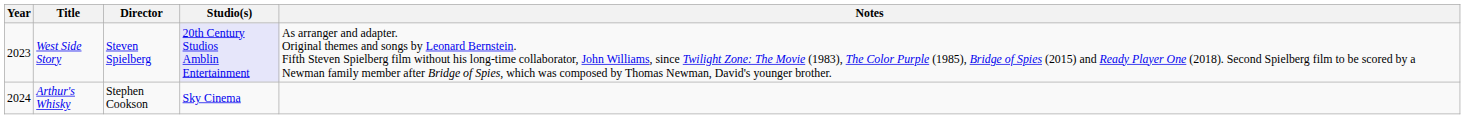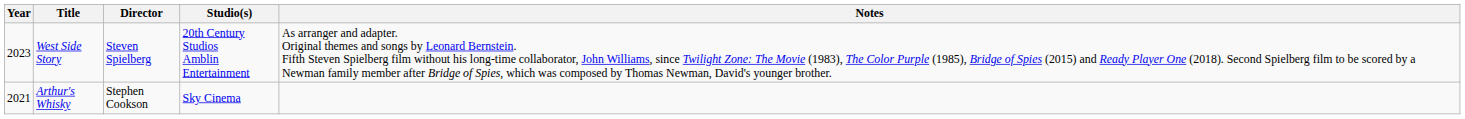(216, 52) lavender background -> (216, 52) no background
(19, 98) 2024 -> (19, 98) 2021
